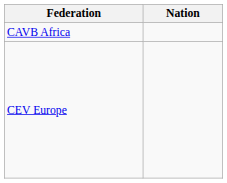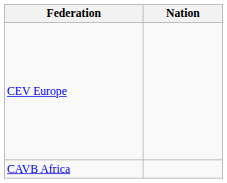rows swapped: (39, 32) <-> (37, 109)
